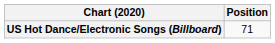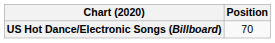(247, 29) 71 -> (247, 29) 70
